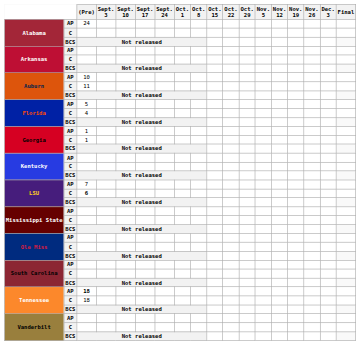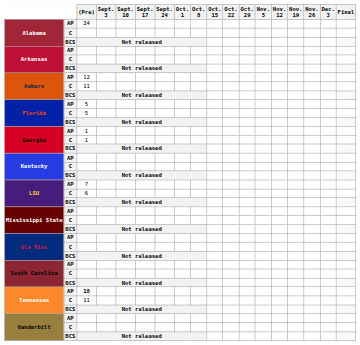(87, 77) 10 -> (87, 77) 12
(87, 113) 4 -> (87, 113) 5
(87, 193) bold -> (87, 193) normal
(87, 300) 18 -> (87, 300) 11
